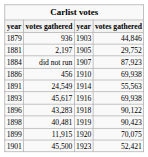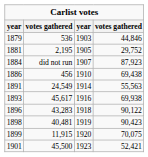(67, 38) 936 -> (67, 38) 536
(64, 50) 2,197 -> (64, 50) 2,195
(131, 74) 69,938 -> (131, 74) 69,438
